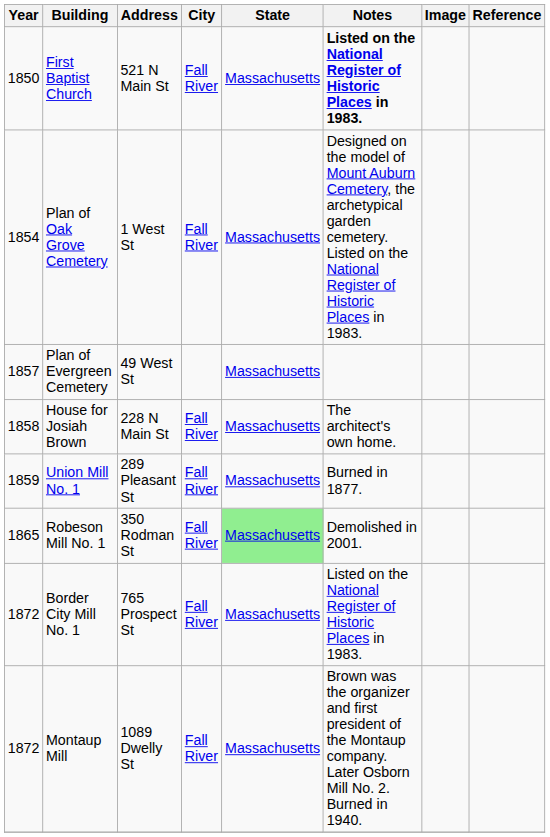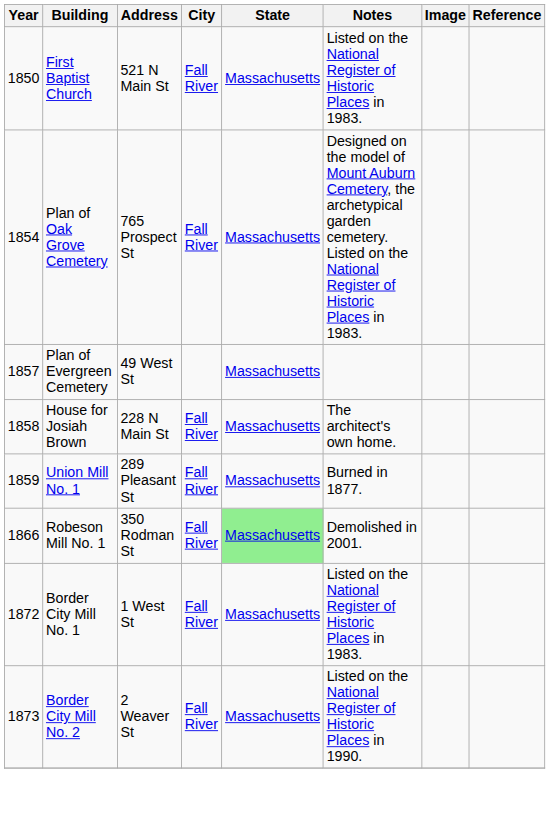(371, 78) bold -> (367, 78) normal
(142, 237) 1 West St -> (149, 237) 765 Prospect St
(24, 535) 1865 -> (24, 535) 1866
(149, 614) 765 Prospect St -> (142, 614) 1 West St
- row: (74, 749)
+ row: (71, 717)
